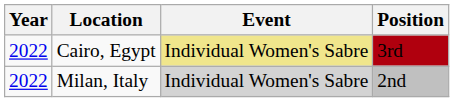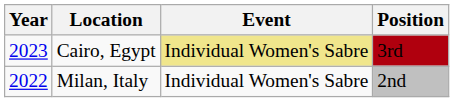(28, 50) 2022 -> (28, 50) 2023
(266, 81) lightgrey background -> (266, 81) no background
